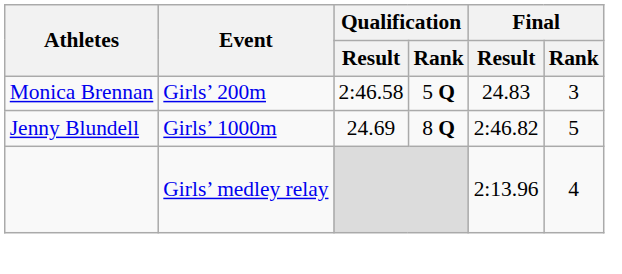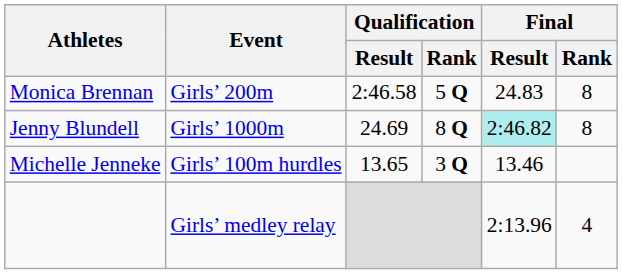(574, 93) 3 -> (587, 93) 8
(506, 128) no background -> (519, 128) paleturquoise background
(574, 128) 5 -> (587, 128) 8
+ row: (85, 164)
